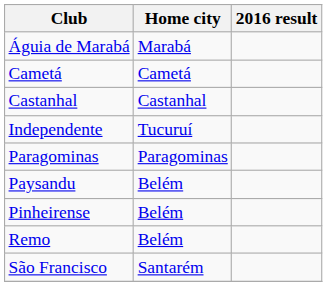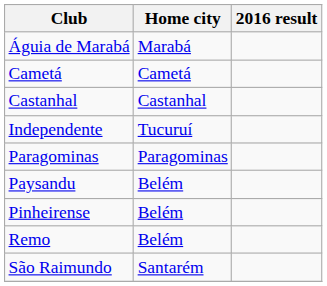- row: (58, 267)
+ row: (60, 267)
